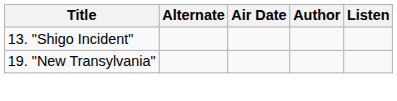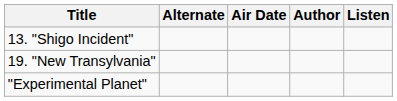+ row: (77, 84)
